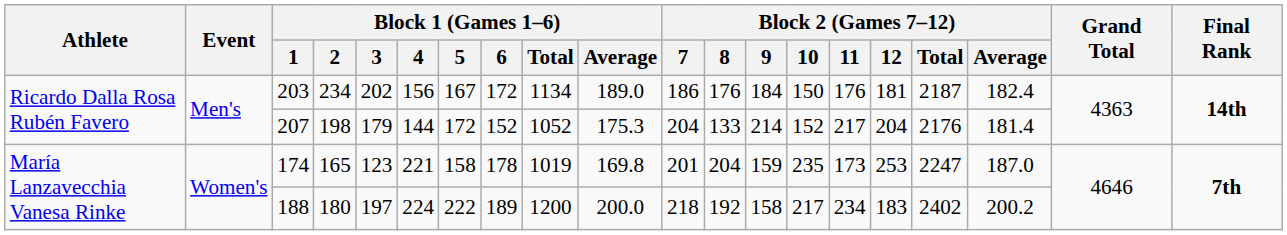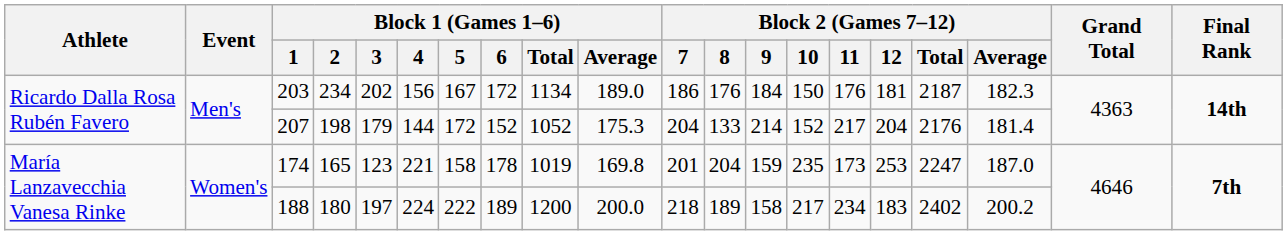(1010, 92) 182.4 -> (1010, 92) 182.3
(725, 208) 192 -> (725, 208) 189
